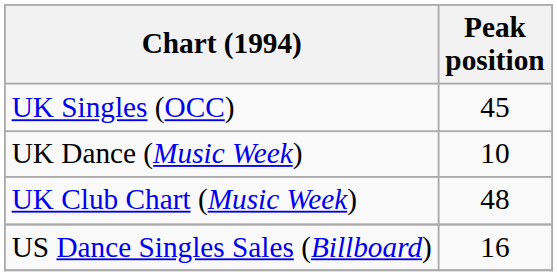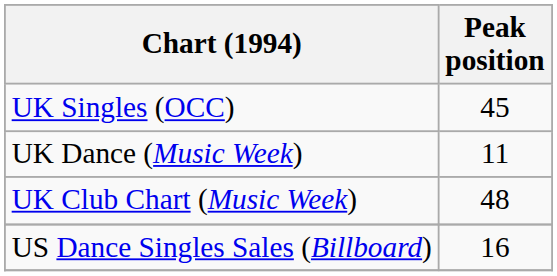(495, 153) 10 -> (495, 153) 11
